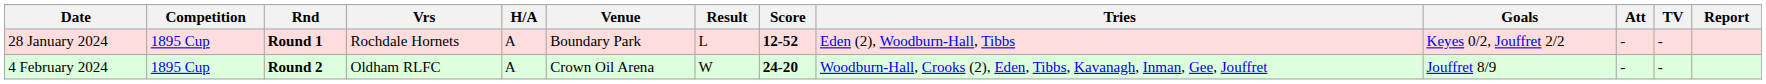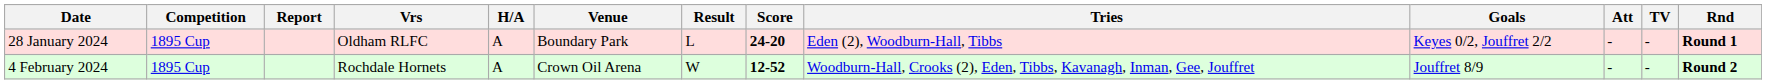columns swapped: (306, 16) <-> (1727, 16)
(405, 41) Rochdale Hornets -> (383, 41) Oldham RLFC
(780, 41) 12-52 -> (767, 41) 24-20
(396, 66) Oldham RLFC -> (392, 66) Rochdale Hornets
(780, 66) 24-20 -> (767, 66) 12-52
